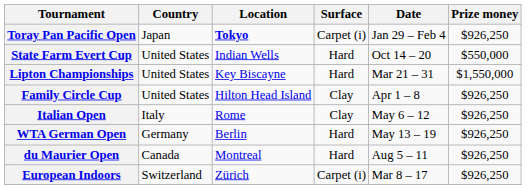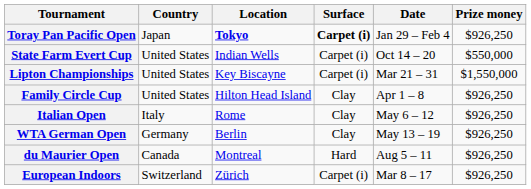(342, 34) normal -> (344, 34) bold
(341, 54) Hard -> (344, 54) Carpet (i)
(341, 74) Hard -> (344, 74) Carpet (i)
(341, 134) Hard -> (344, 134) Clay
